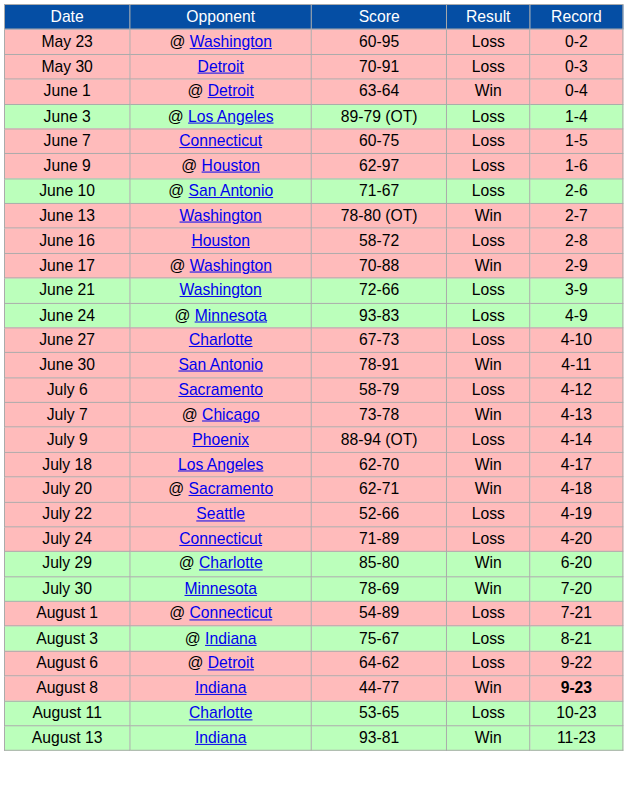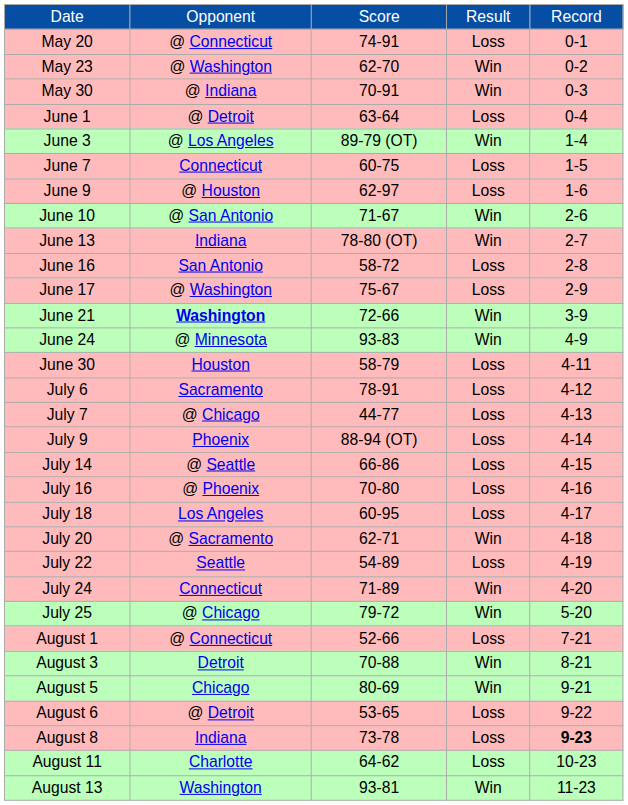+ row: (67, 41)
(379, 41) 60-95 -> (379, 66) 62-70
(488, 41) Loss -> (488, 66) Win
(221, 66) Detroit -> (221, 91) @ Indiana
(488, 66) Loss -> (488, 91) Win
(488, 91) Win -> (488, 116) Loss
(488, 116) Loss -> (488, 141) Win
(488, 191) Loss -> (488, 215) Win
(221, 215) Washington -> (221, 240) Indiana
(221, 240) Houston -> (221, 265) San Antonio
(379, 265) 70-88 -> (379, 290) 75-67
(488, 265) Win -> (488, 290) Loss
(221, 290) normal -> (221, 315) bold
(488, 290) Loss -> (488, 315) Win
(488, 315) Loss -> (488, 340) Win
- row: (67, 340)
(221, 365) San Antonio -> (221, 365) Houston
(379, 365) 78-91 -> (379, 365) 58-79
(488, 365) Win -> (488, 365) Loss
(379, 389) 58-79 -> (379, 389) 78-91
(379, 414) 73-78 -> (379, 414) 44-77
(488, 414) Win -> (488, 414) Loss
+ row: (67, 464)
+ row: (67, 489)
(379, 464) 62-70 -> (379, 514) 60-95
(488, 464) Win -> (488, 514) Loss
(379, 514) 52-66 -> (379, 564) 54-89
(488, 539) Loss -> (488, 588) Win
+ row: (67, 613)
- row: (67, 564)
- row: (67, 588)
(379, 613) 54-89 -> (379, 638) 52-66
(221, 638) @ Indiana -> (221, 663) Detroit
(379, 638) 75-67 -> (379, 663) 70-88
(488, 638) Loss -> (488, 663) Win
+ row: (67, 688)
(379, 663) 64-62 -> (379, 713) 53-65
(379, 688) 44-77 -> (379, 738) 73-78
(488, 688) Win -> (488, 738) Loss
(379, 713) 53-65 -> (379, 762) 64-62
(221, 738) Indiana -> (221, 787) Washington
